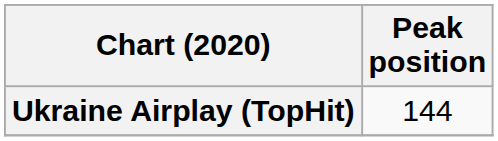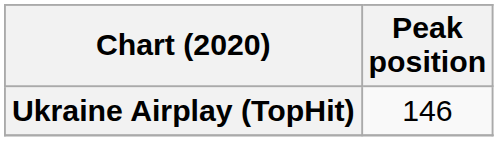(427, 110) 144 -> (427, 110) 146
